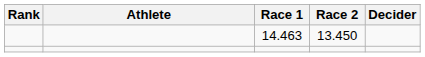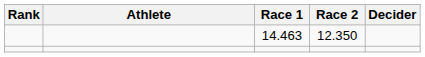(337, 35) 13.450 -> (337, 35) 12.350
